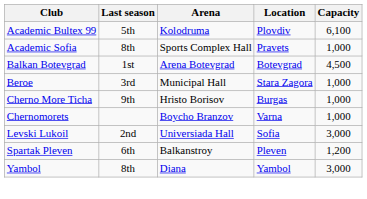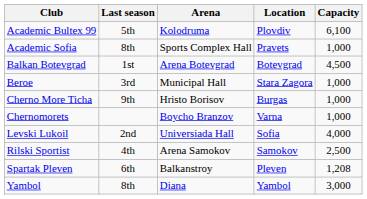(338, 133) 3,000 -> (338, 133) 4,000
+ row: (38, 151)
(338, 151) 1,200 -> (338, 168) 1,208
